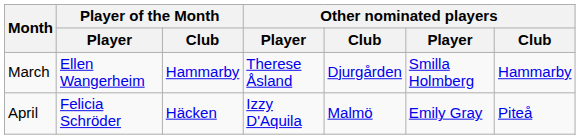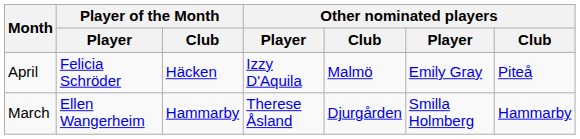rows swapped: (29, 72) <-> (23, 113)
